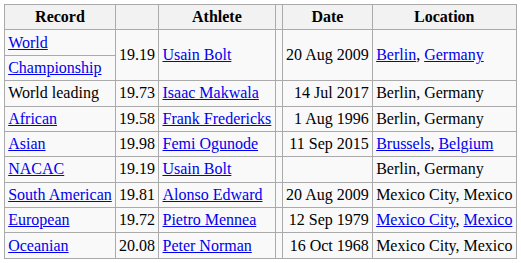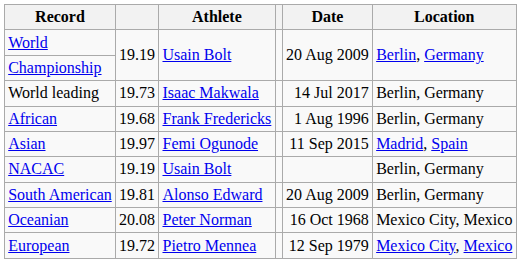(137, 118) 19.58 -> (137, 118) 19.68
(137, 144) 19.98 -> (137, 144) 19.97
(435, 144) Brussels, Belgium -> (422, 144) Madrid, Spain
(444, 194) Mexico City, Mexico -> (430, 194) Berlin, Germany
rows swapped: (39, 220) <-> (38, 245)
